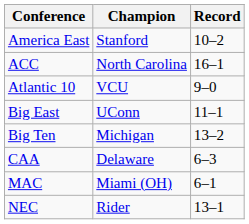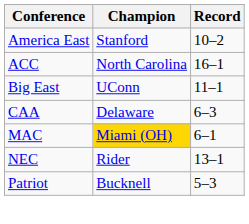- row: (42, 87)
- row: (32, 135)
(134, 183) no background -> (134, 135) gold background
+ row: (28, 183)
